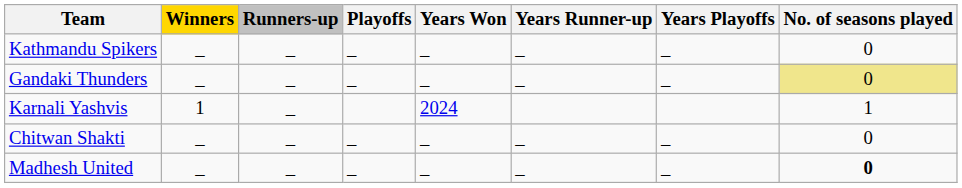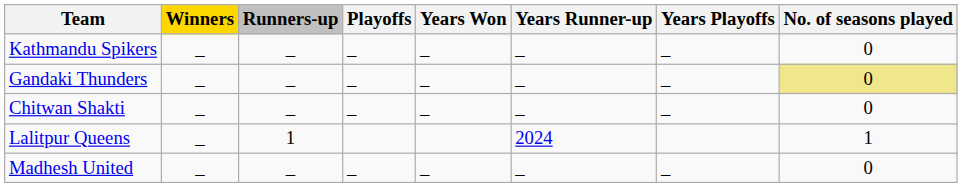- row: (68, 108)
+ row: (69, 138)
(868, 167) bold -> (868, 167) normal
